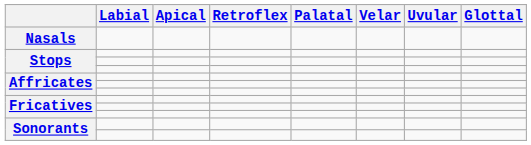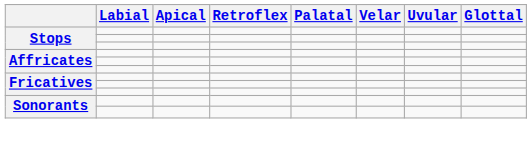- row: (51, 39)
